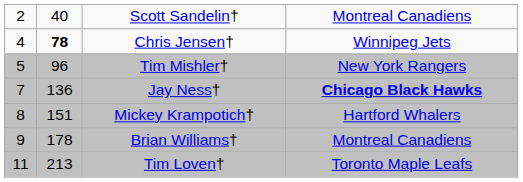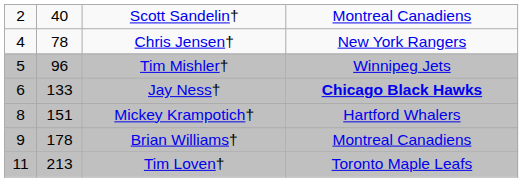(60, 41) bold -> (60, 41) normal
(402, 41) Winnipeg Jets -> (402, 41) New York Rangers
(402, 66) New York Rangers -> (402, 66) Winnipeg Jets
(21, 90) 7 -> (21, 90) 6
(60, 90) 136 -> (60, 90) 133
